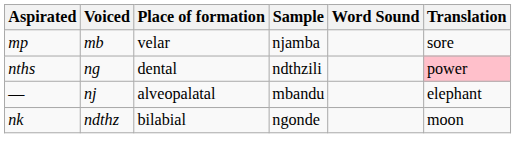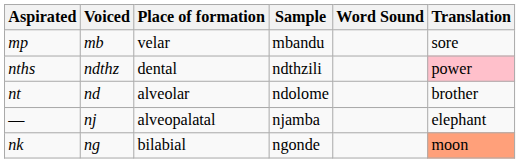(296, 42) njamba -> (298, 42) mbandu
(92, 68) ng -> (101, 68) ndthz
+ row: (15, 94)
(298, 94) mbandu -> (296, 119) njamba
(101, 119) ndthz -> (92, 145) ng
(445, 119) no background -> (450, 145) lightsalmon background
